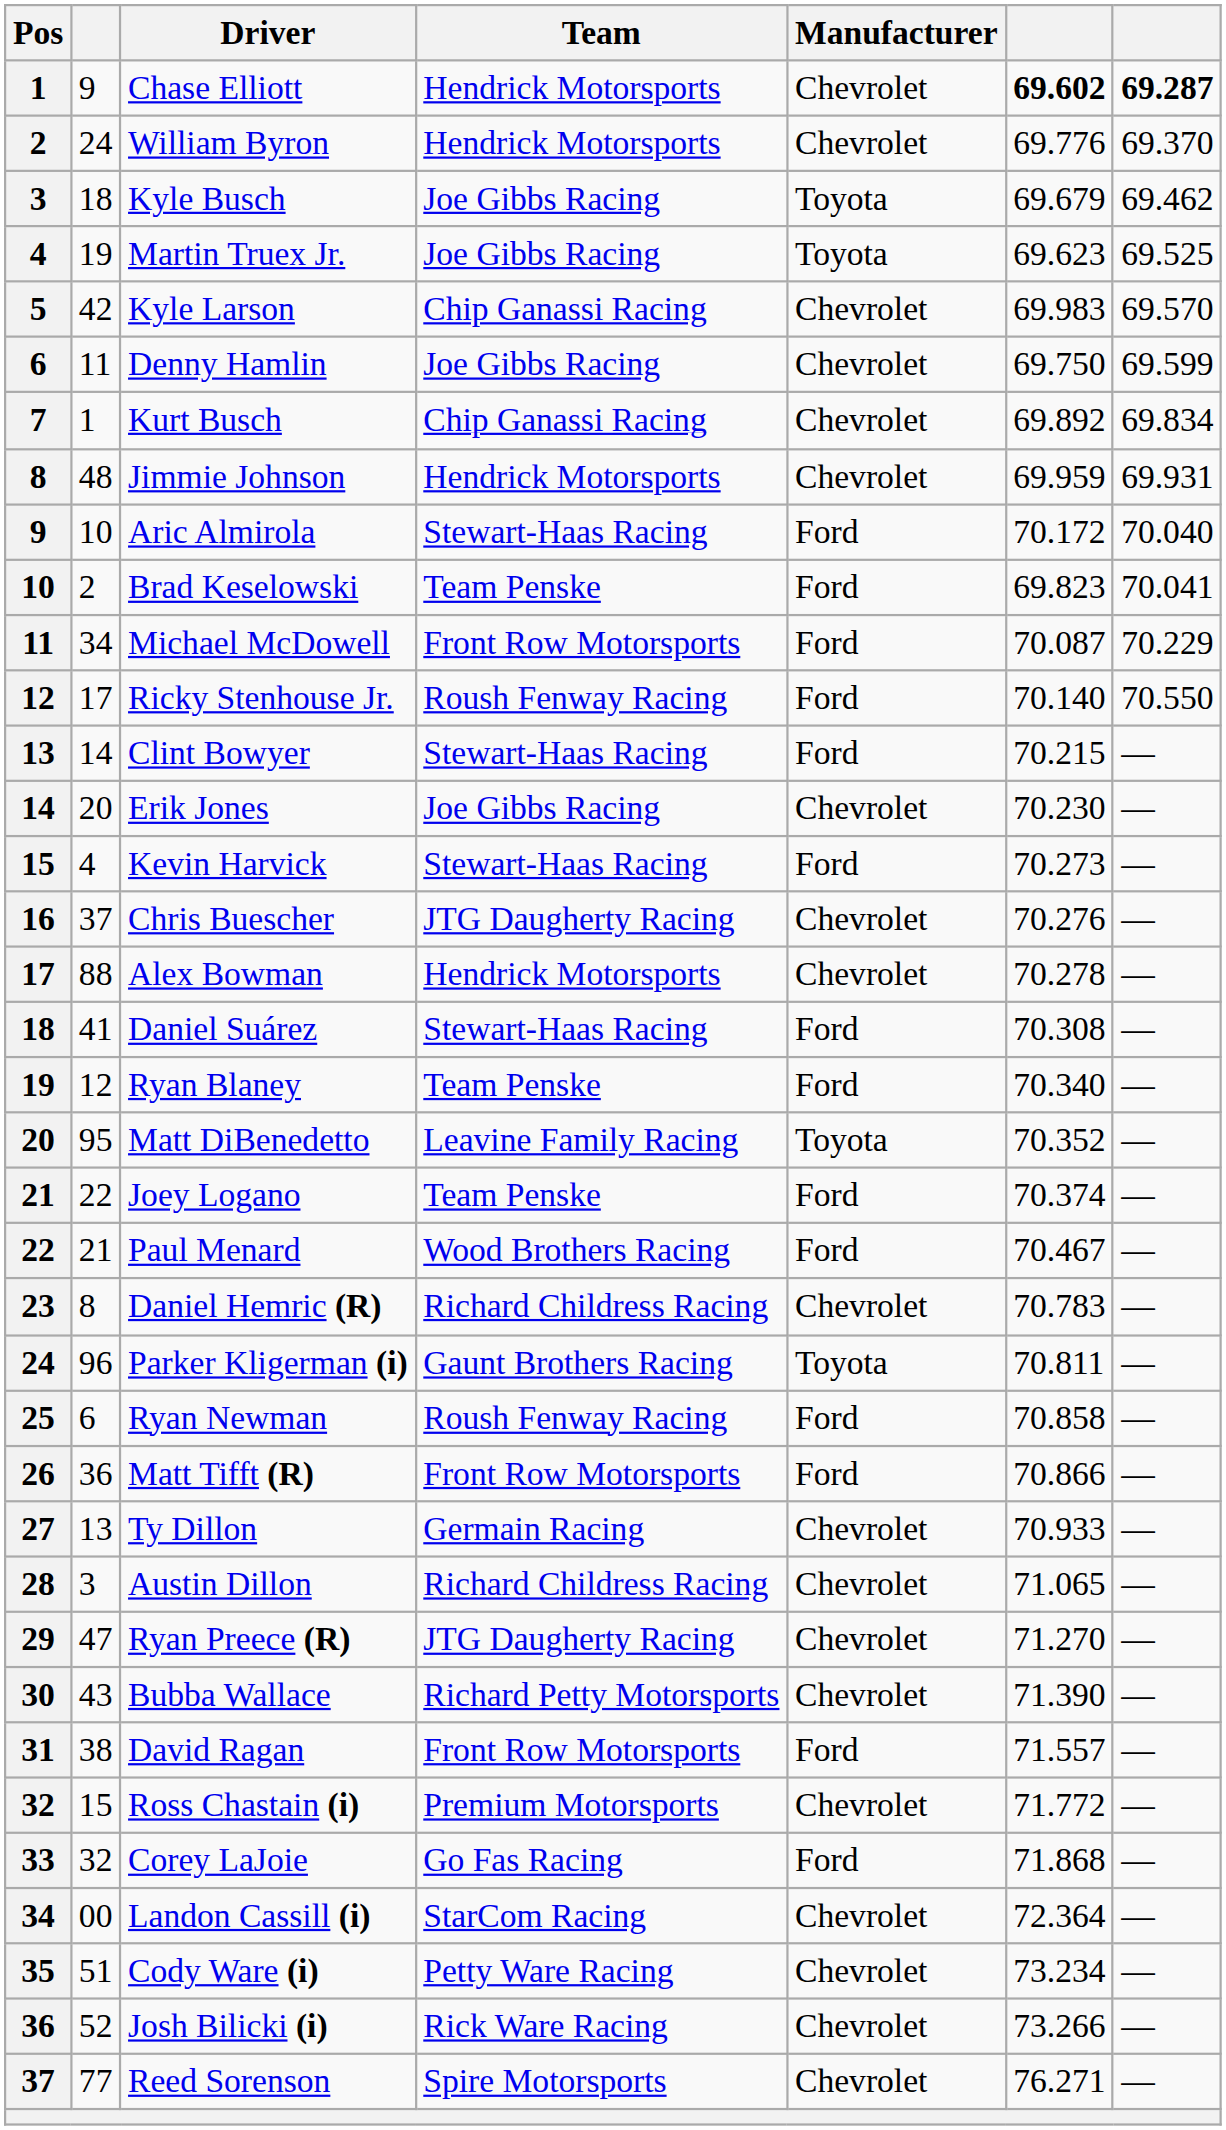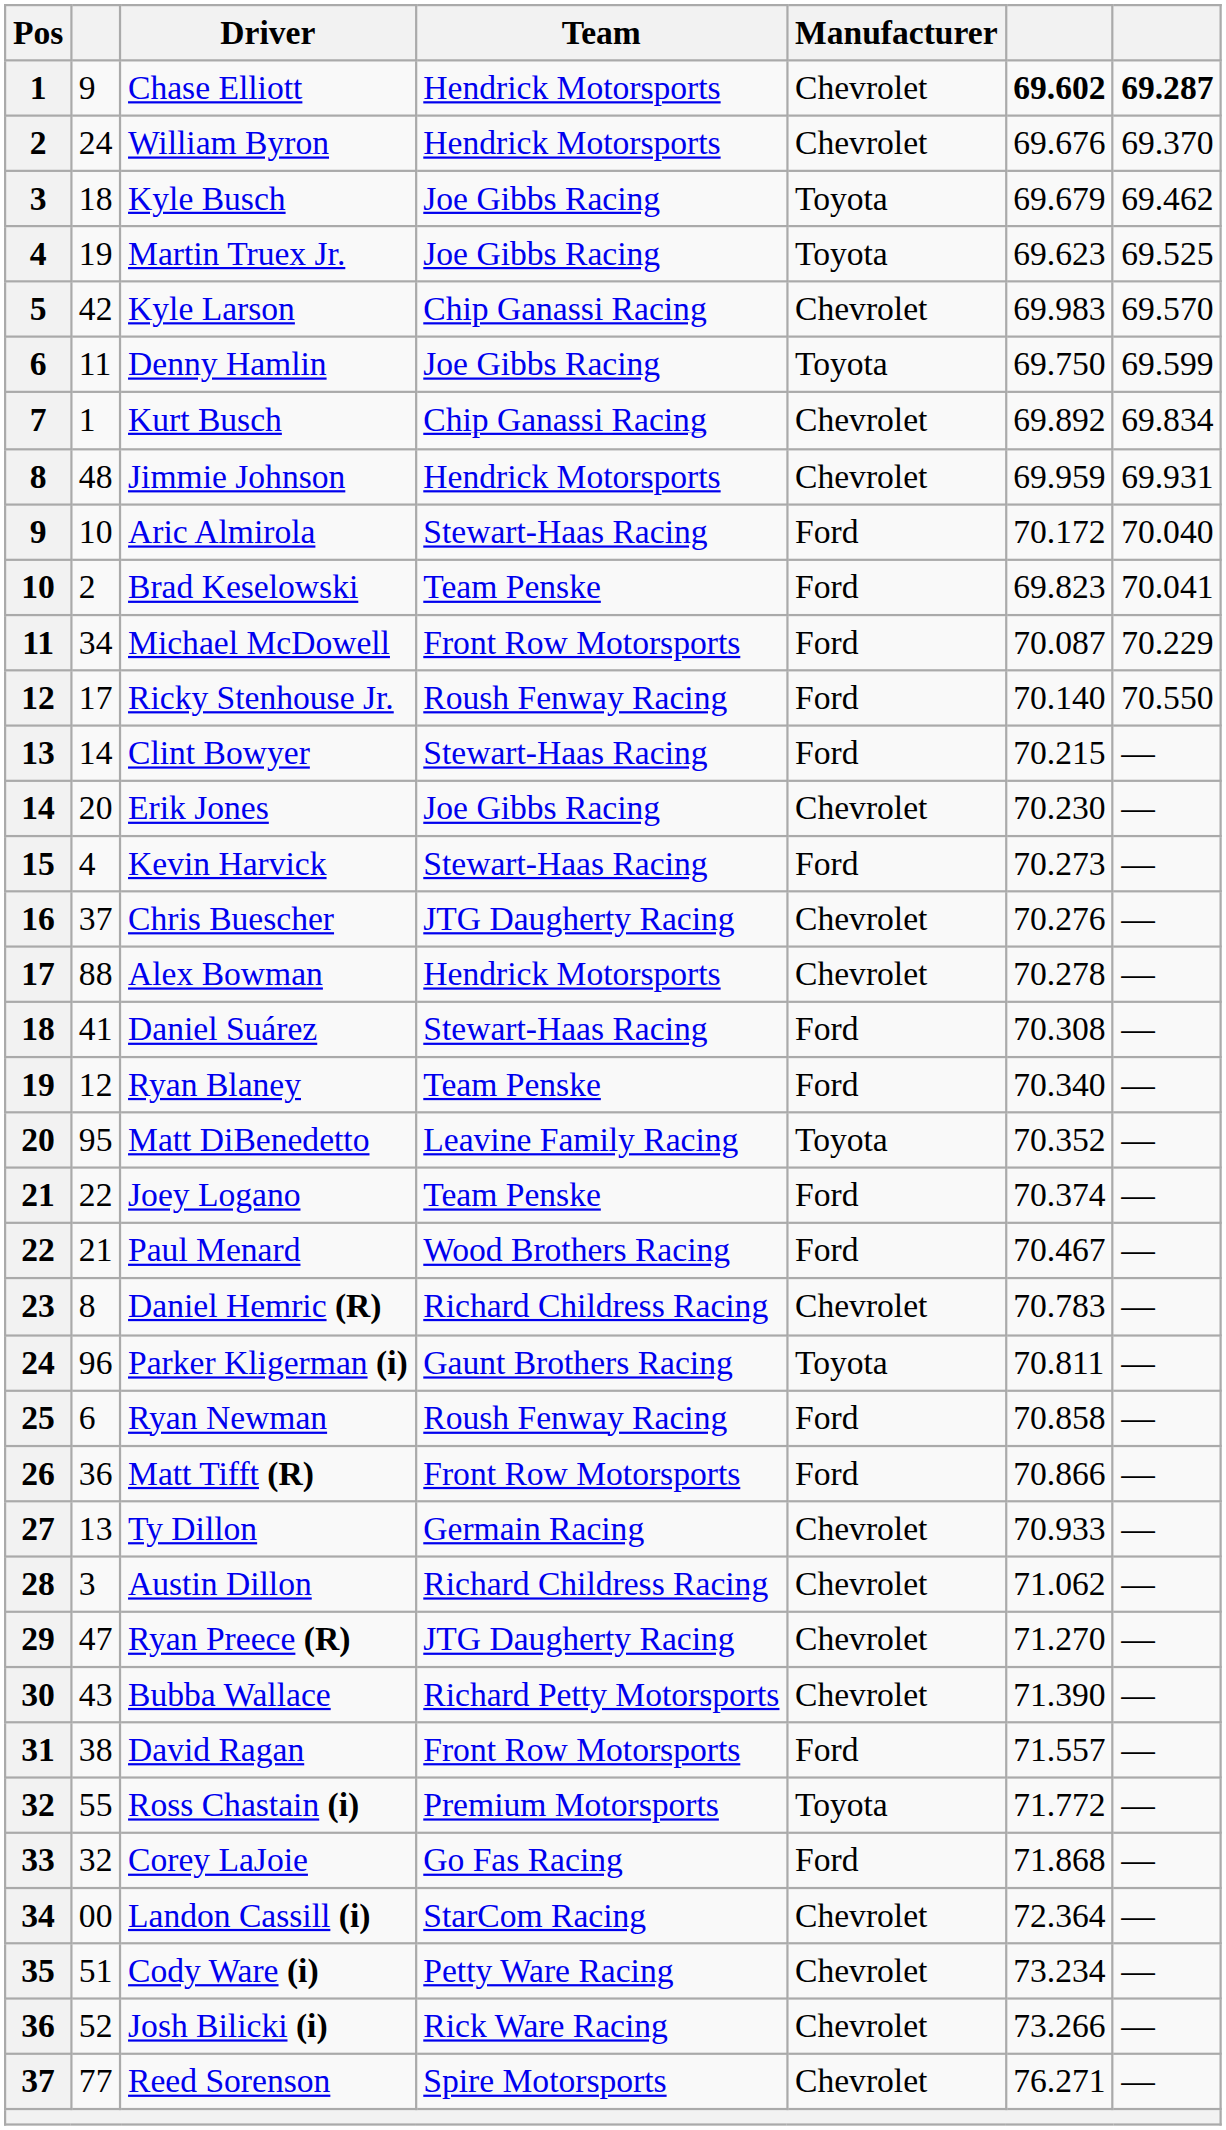(1059, 143) 69.776 -> (1059, 143) 69.676
(861, 364) Chevrolet -> (841, 364) Toyota
(1059, 1583) 71.065 -> (1059, 1583) 71.062
(96, 1804) 15 -> (96, 1804) 55
(861, 1804) Chevrolet -> (841, 1804) Toyota
